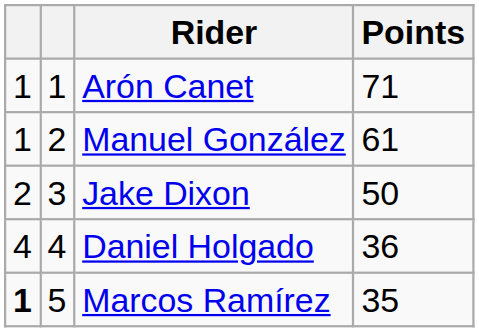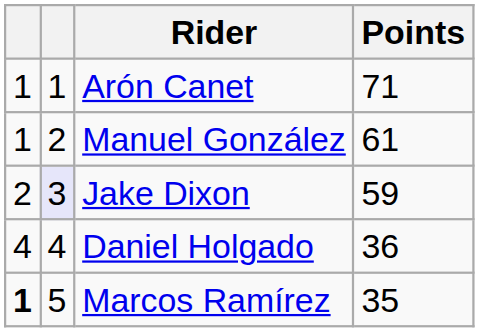(57, 193) no background -> (57, 193) lavender background
(380, 193) 50 -> (380, 193) 59
